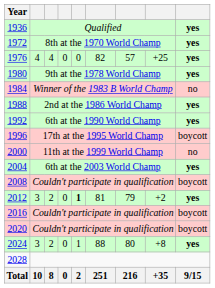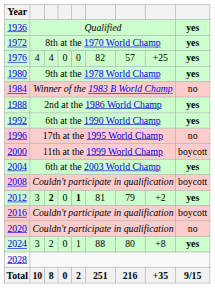(193, 136) boycott -> (193, 136) no
(193, 151) no -> (193, 151) boycott
(51, 197) normal -> (51, 197) bold
(193, 228) boycott -> (193, 228) no
